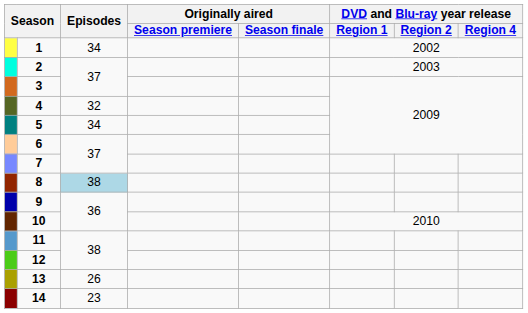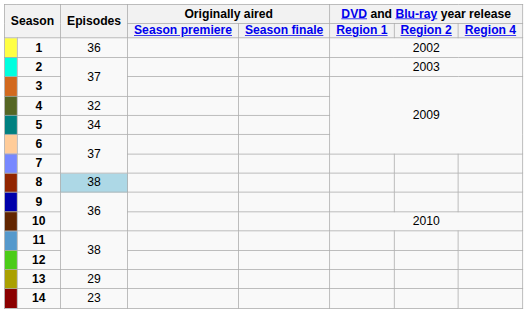(94, 47) 34 -> (94, 47) 36
(94, 279) 26 -> (94, 279) 29
